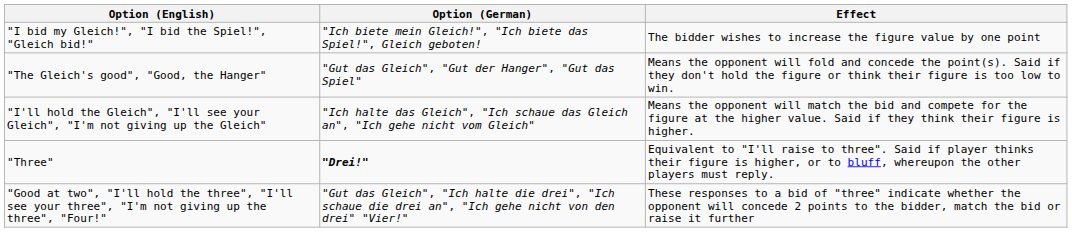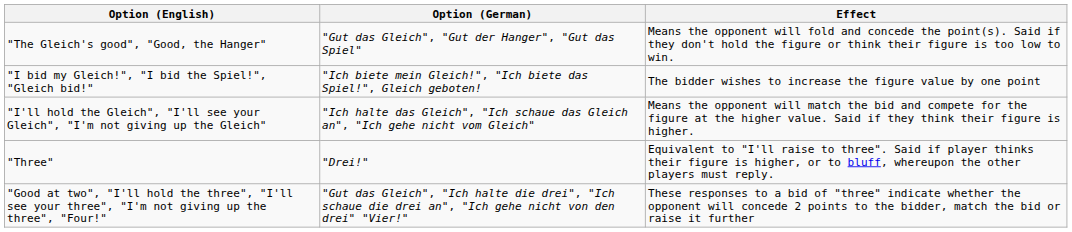rows swapped: (137, 38) <-> (137, 75)
(345, 162) bold -> (345, 162) normal
